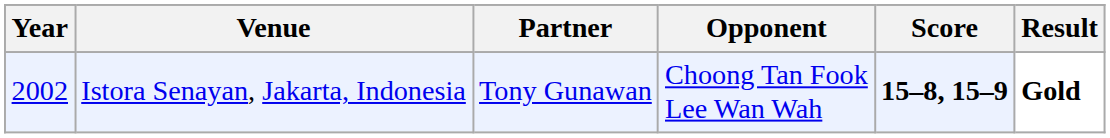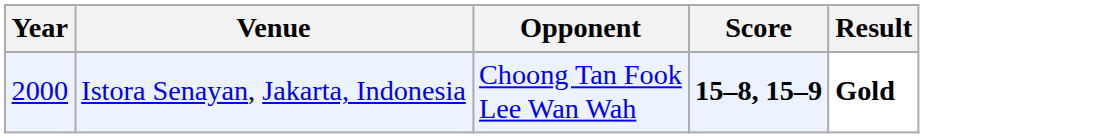- column: (565, 28)
(40, 91) 2002 -> (40, 91) 2000
